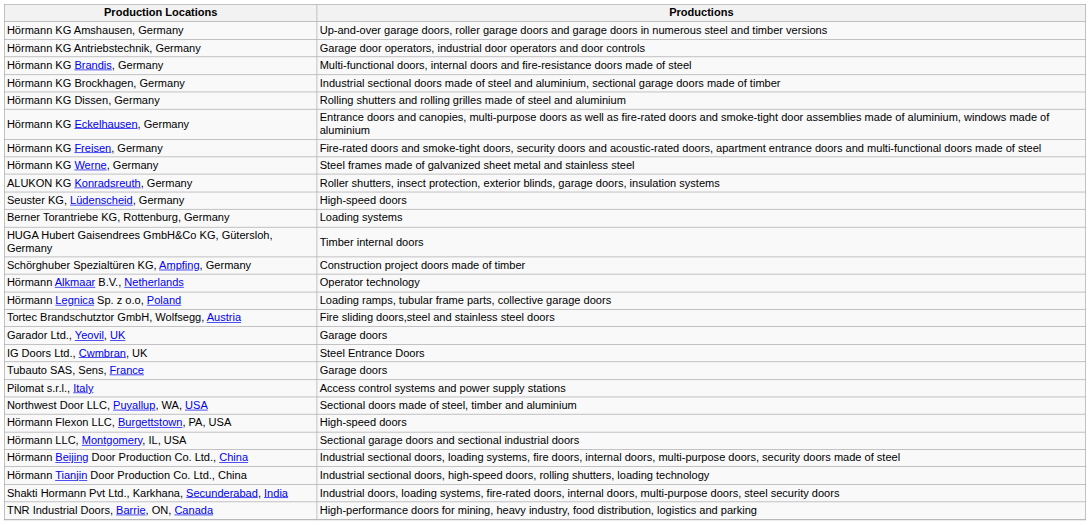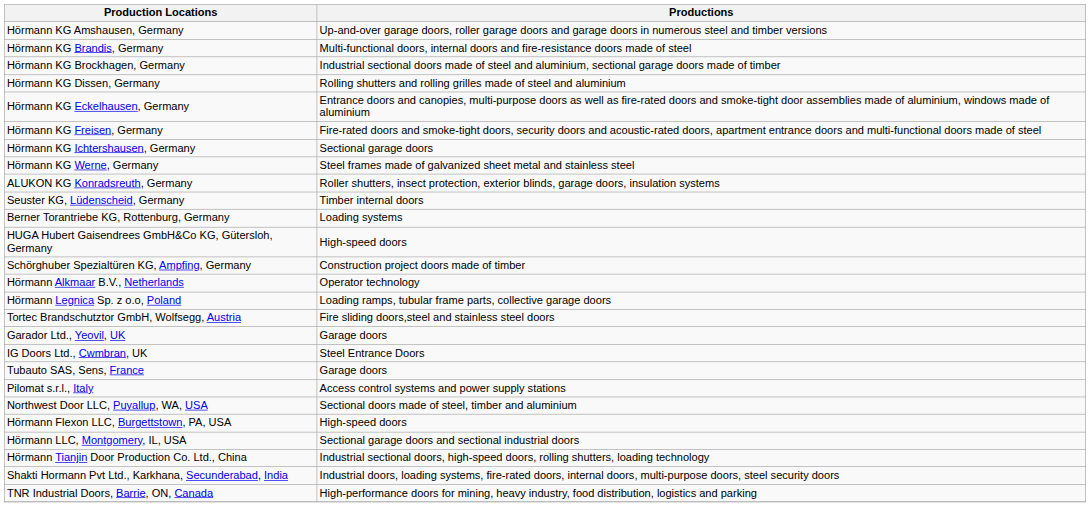- row: (104, 48)
+ row: (101, 148)
(363, 200) High-speed doors -> (372, 200) Timber internal doors
(372, 241) Timber internal doors -> (363, 241) High-speed doors
- row: (127, 458)
